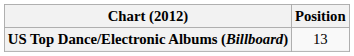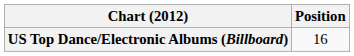(320, 39) 13 -> (320, 39) 16
